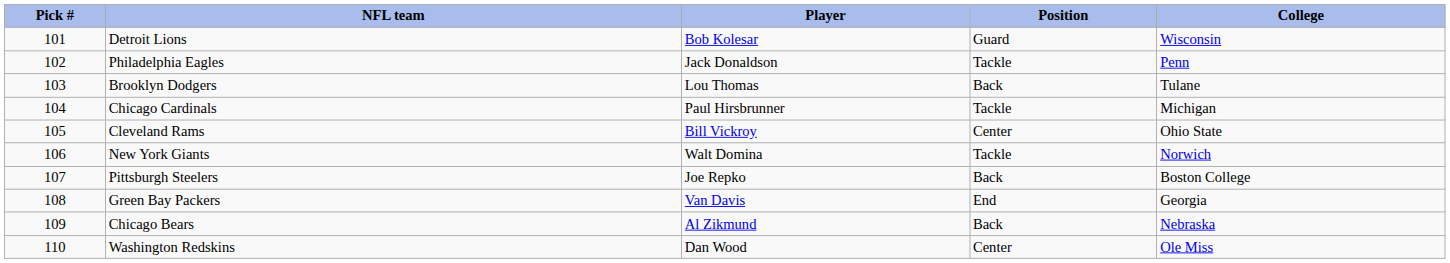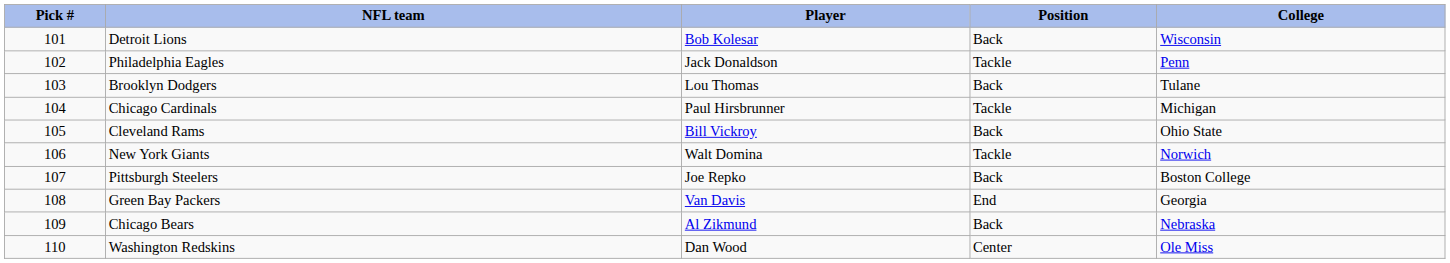(991, 39) Guard -> (988, 39) Back
(992, 131) Center -> (988, 131) Back
